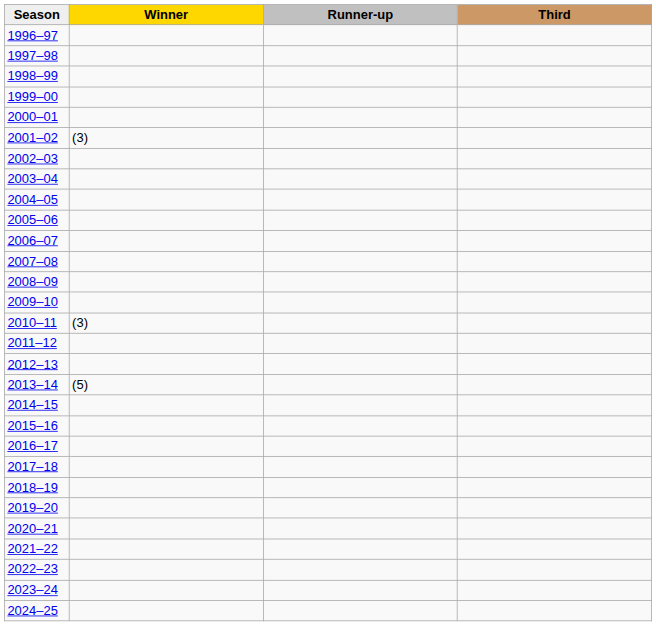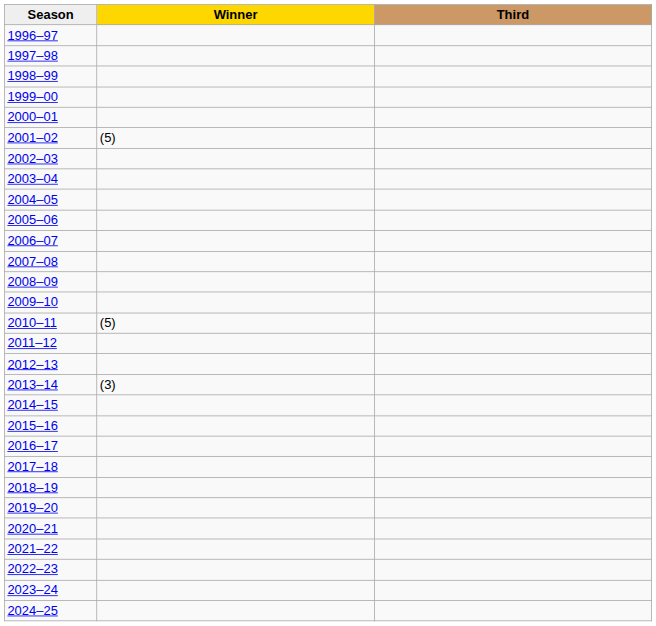- column: (360, 14)
(80, 138) (3) -> (108, 138) (5)
(80, 323) (3) -> (108, 323) (5)
(80, 384) (5) -> (108, 384) (3)
